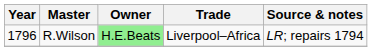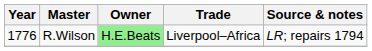(22, 35) 1796 -> (22, 35) 1776
